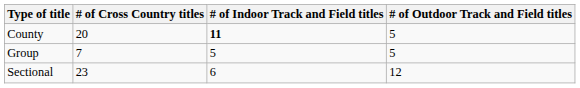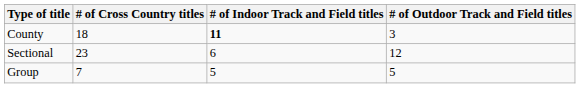(82, 33) 20 -> (82, 33) 18
(392, 33) 5 -> (392, 33) 3
rows swapped: (30, 72) <-> (23, 53)
